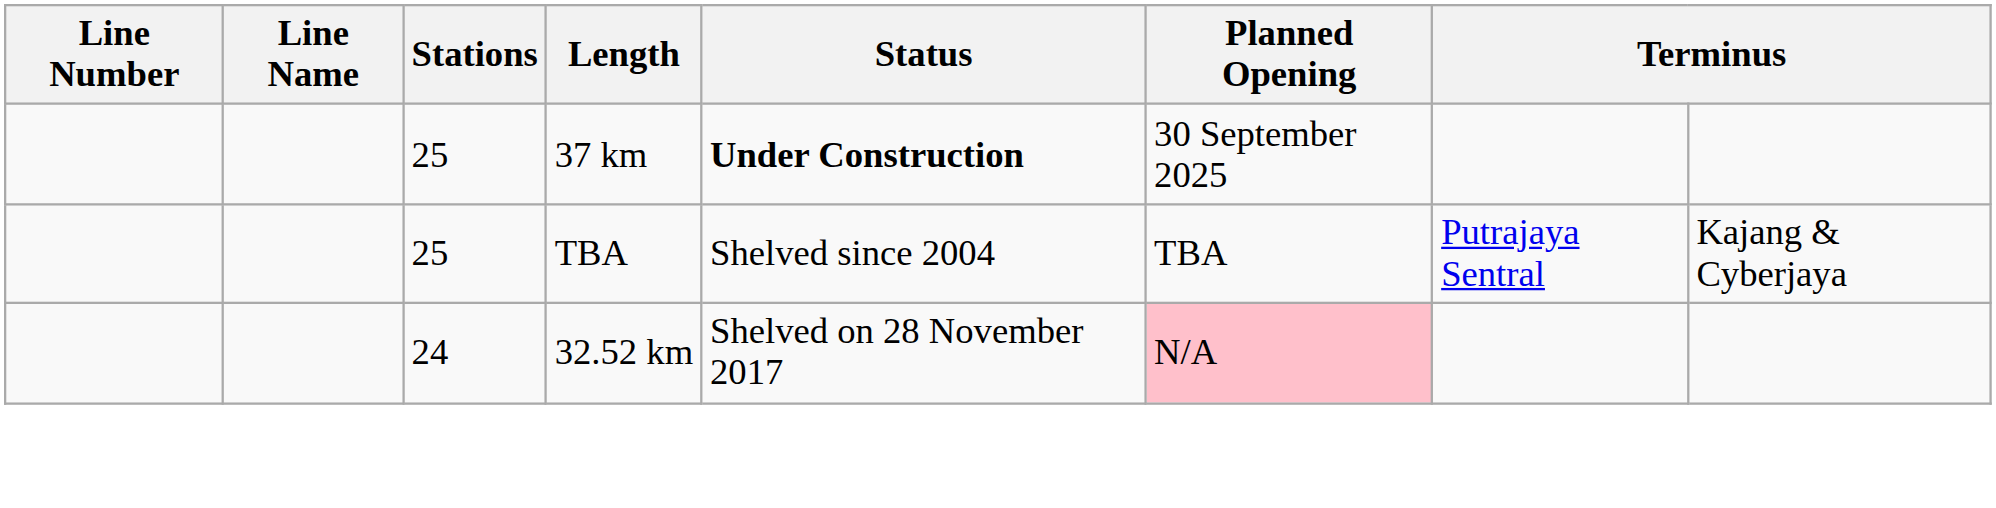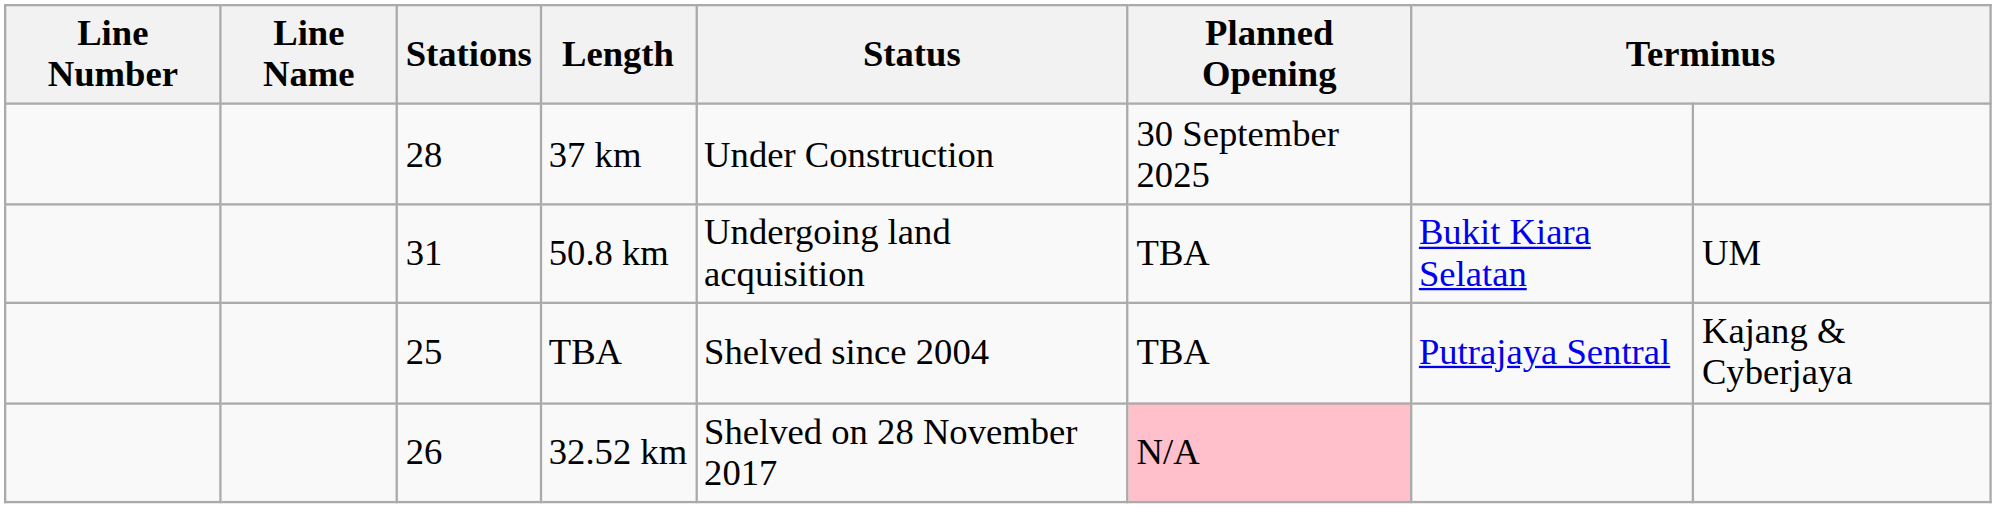(430, 153) 25 -> (424, 153) 28
(867, 153) bold -> (849, 153) normal
+ row: (609, 252)
(430, 352) 24 -> (424, 451) 26
